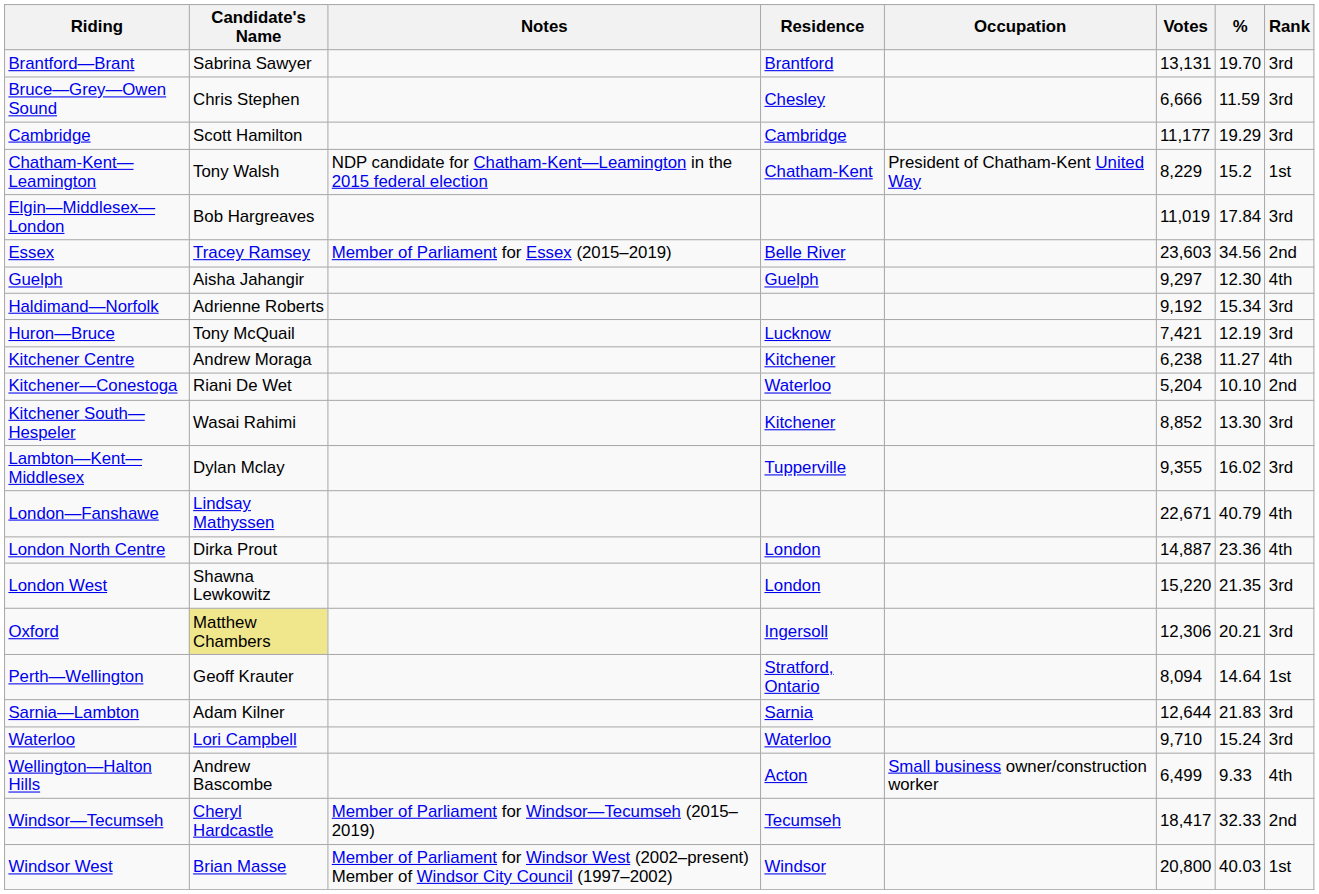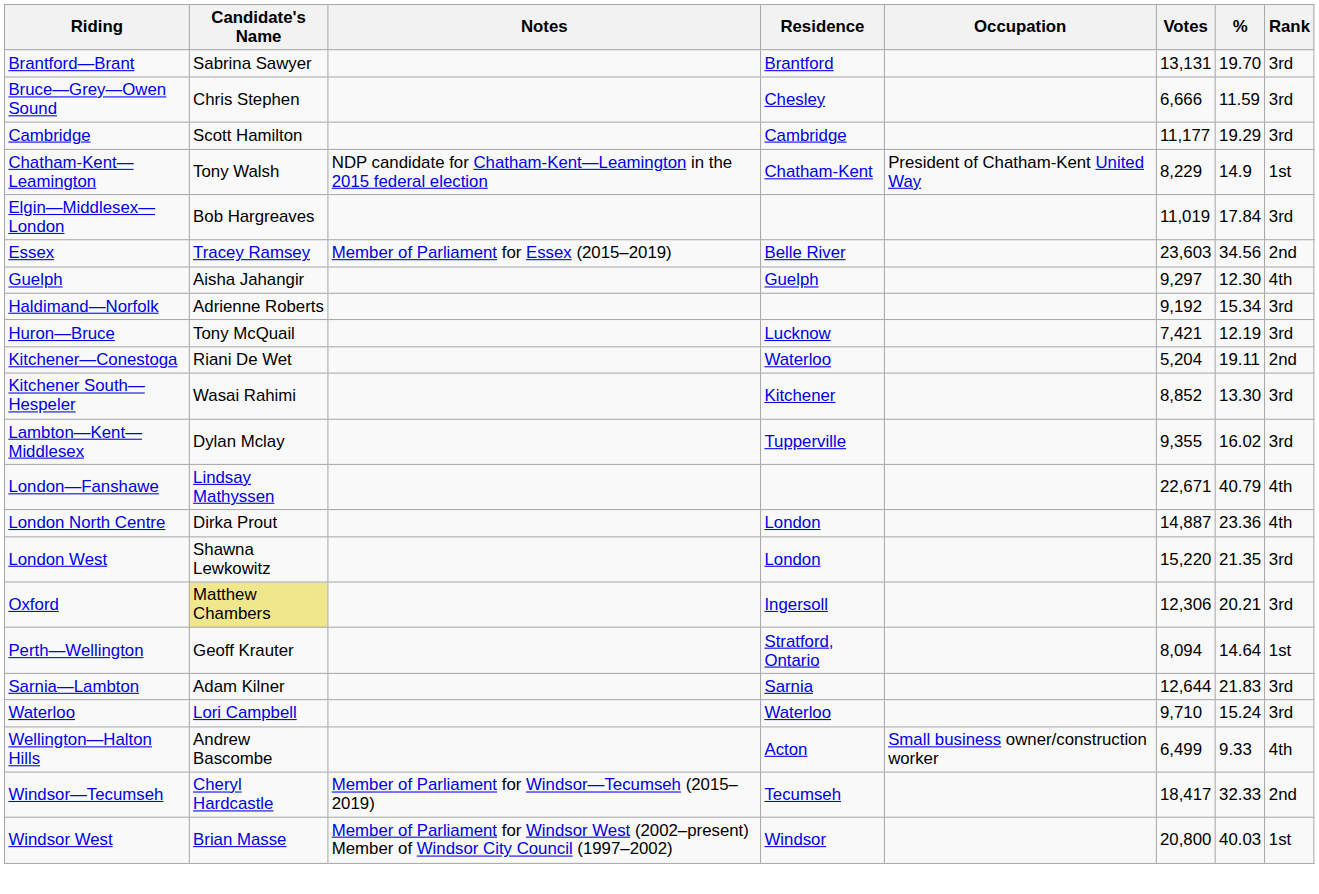(1235, 171) 15.2 -> (1235, 171) 14.9
- row: (71, 359)
(1240, 386) 10.10 -> (1239, 359) 19.11
